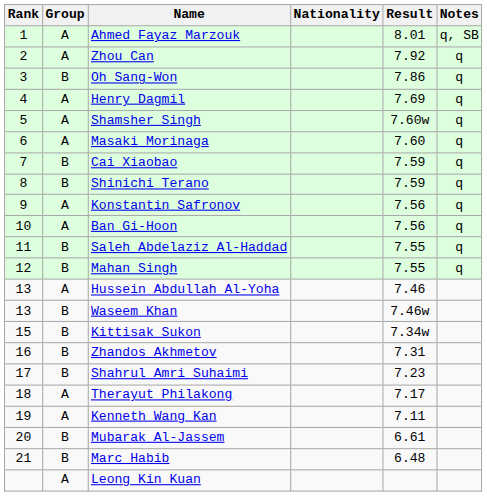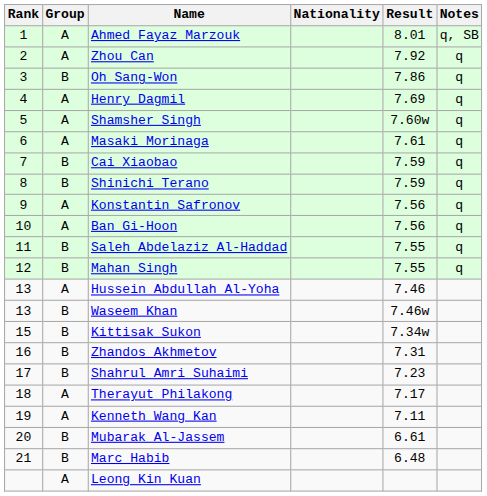(410, 142) 7.60 -> (410, 142) 7.61
